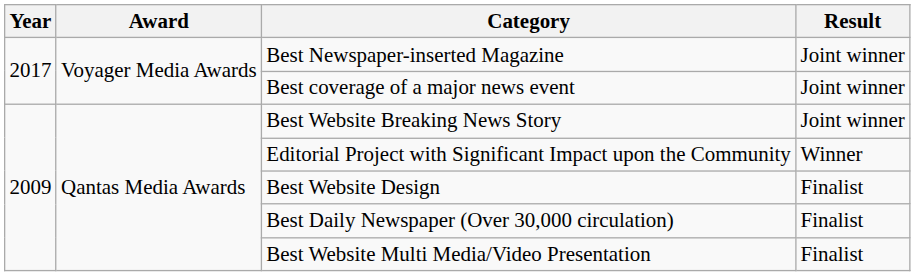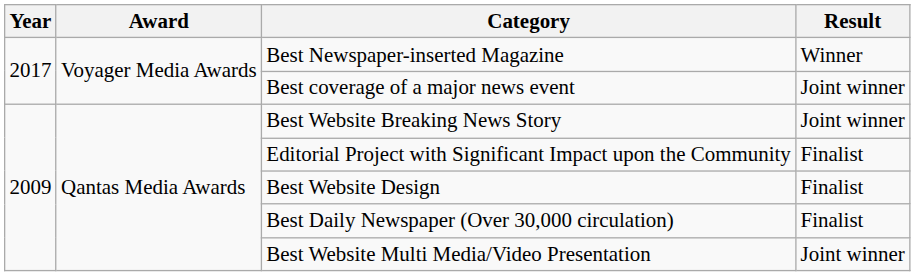(853, 54) Joint winner -> (832, 54) Winner
(832, 154) Winner -> (832, 154) Finalist
(832, 253) Finalist -> (853, 253) Joint winner
